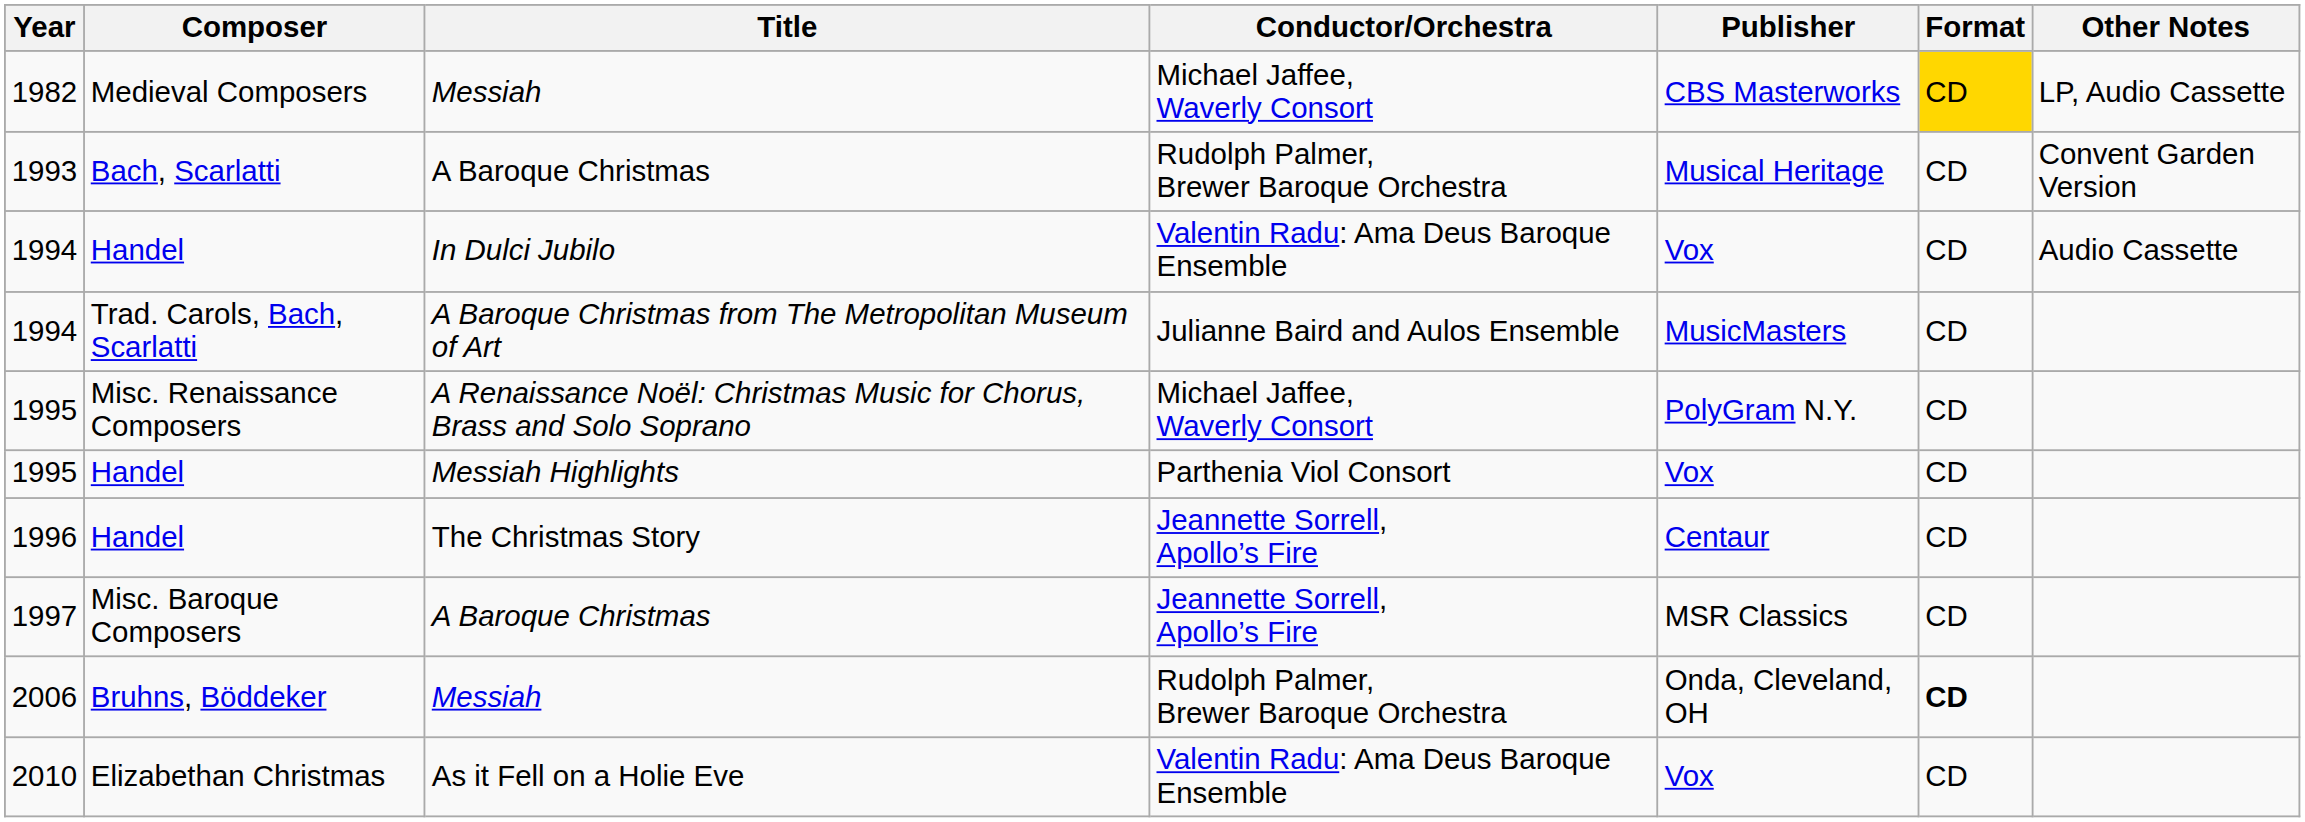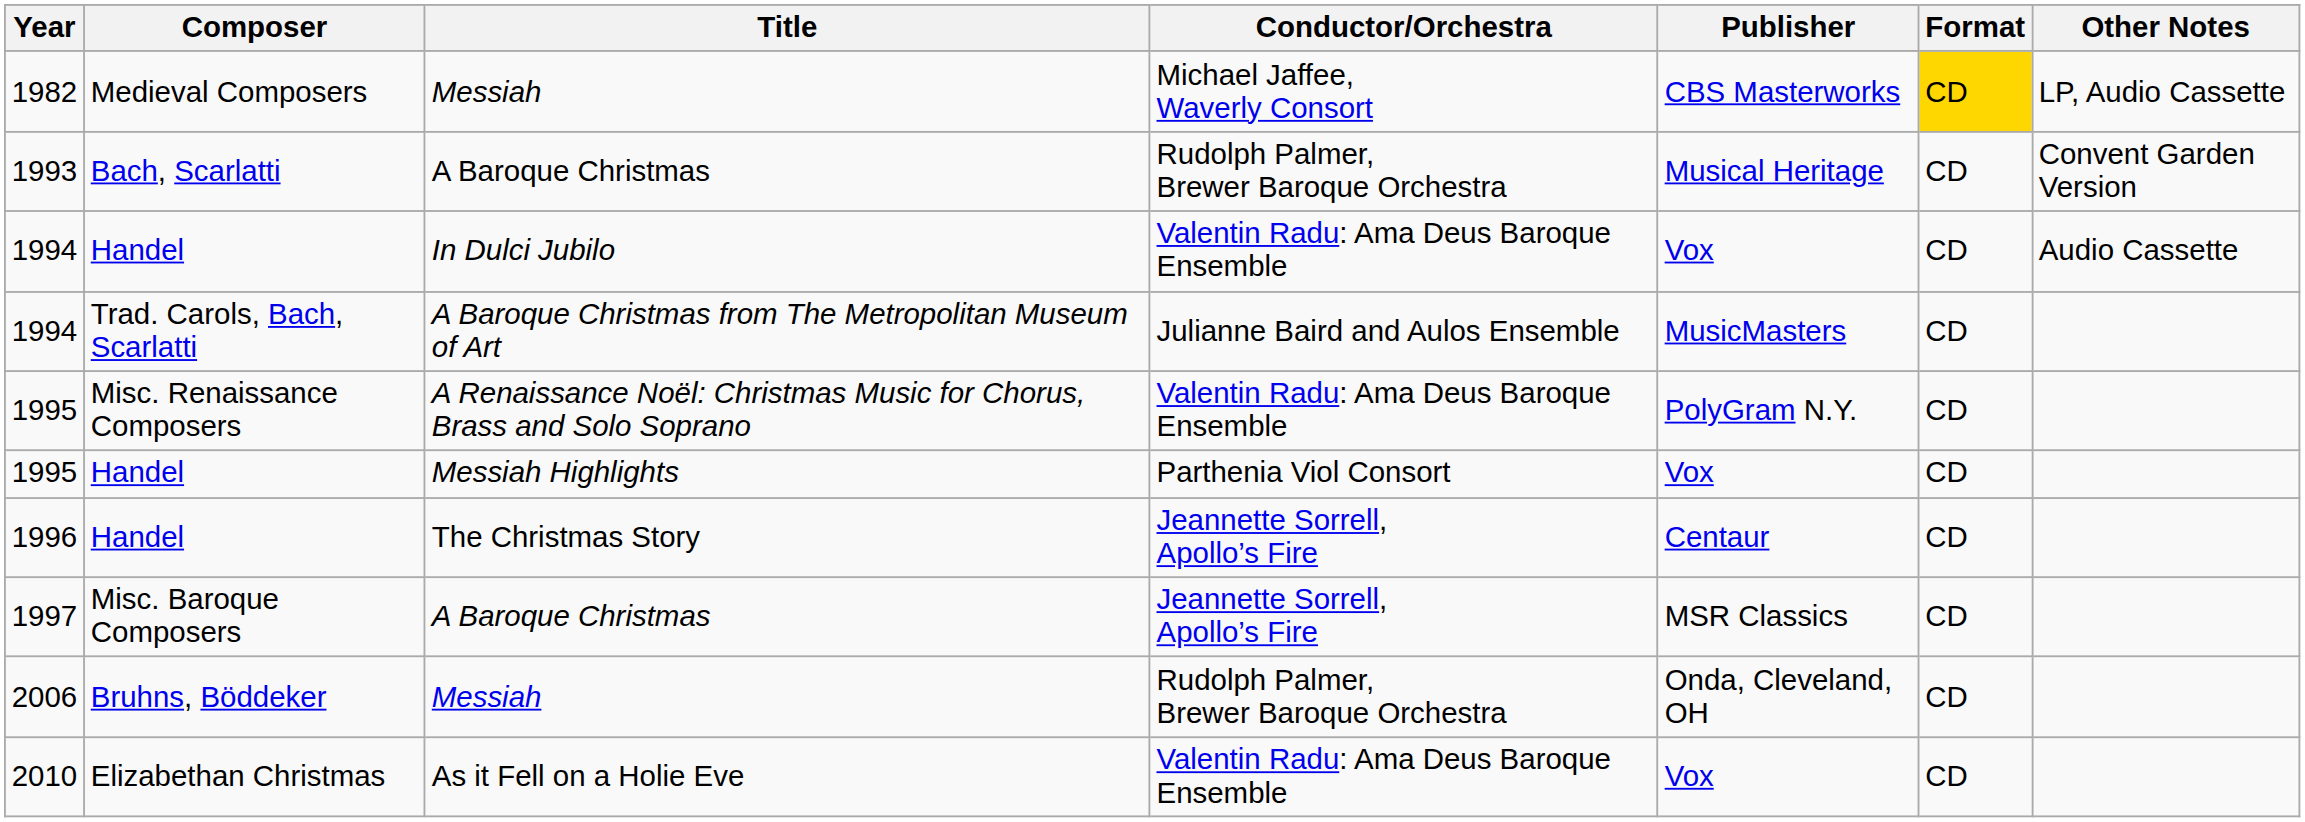(1265, 410) Michael Jaffee, Waverly Consort -> (1384, 410) Valentin Radu: Ama Deus Baroque Ensemble
(1947, 696) bold -> (1947, 696) normal
